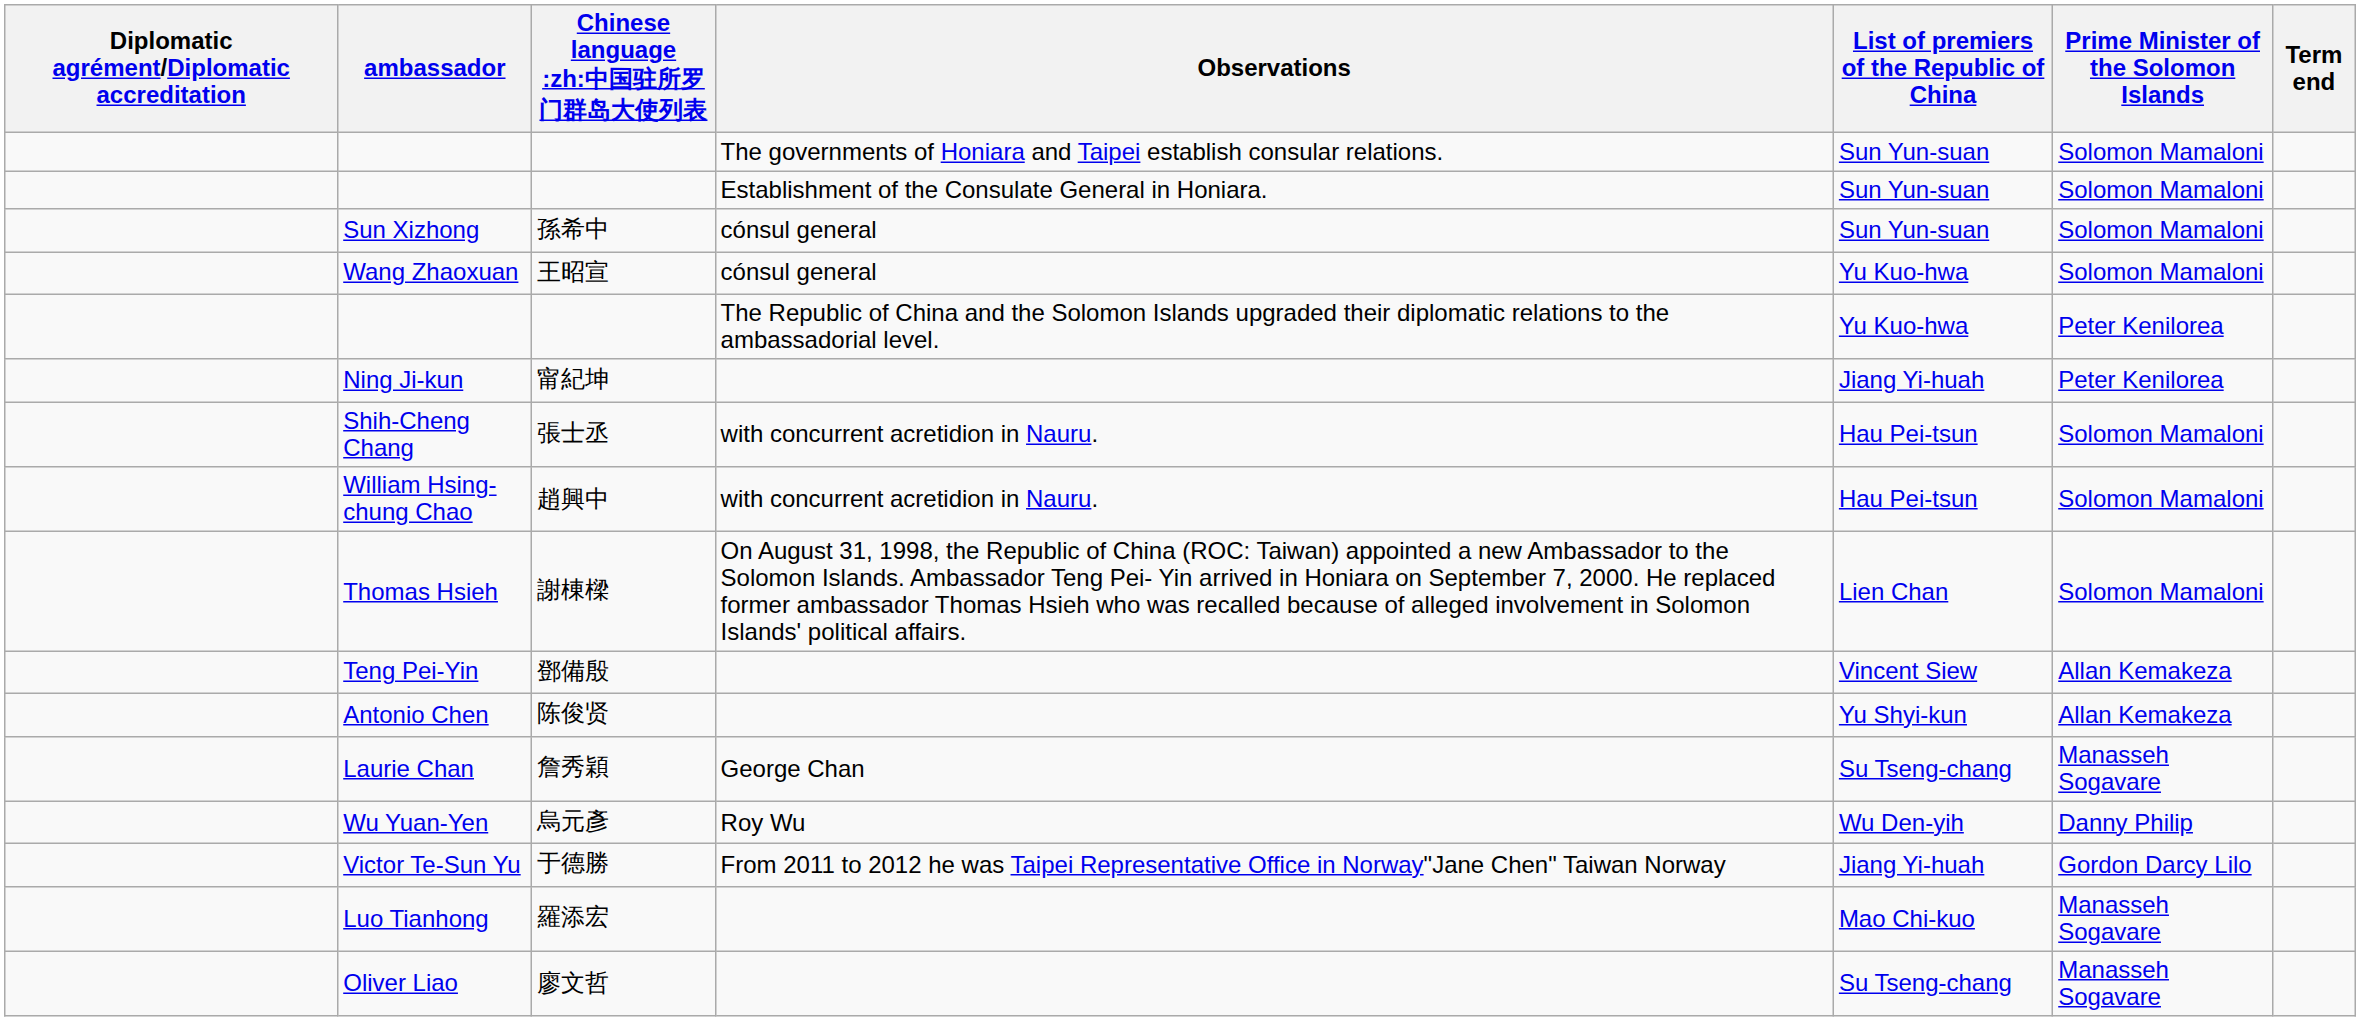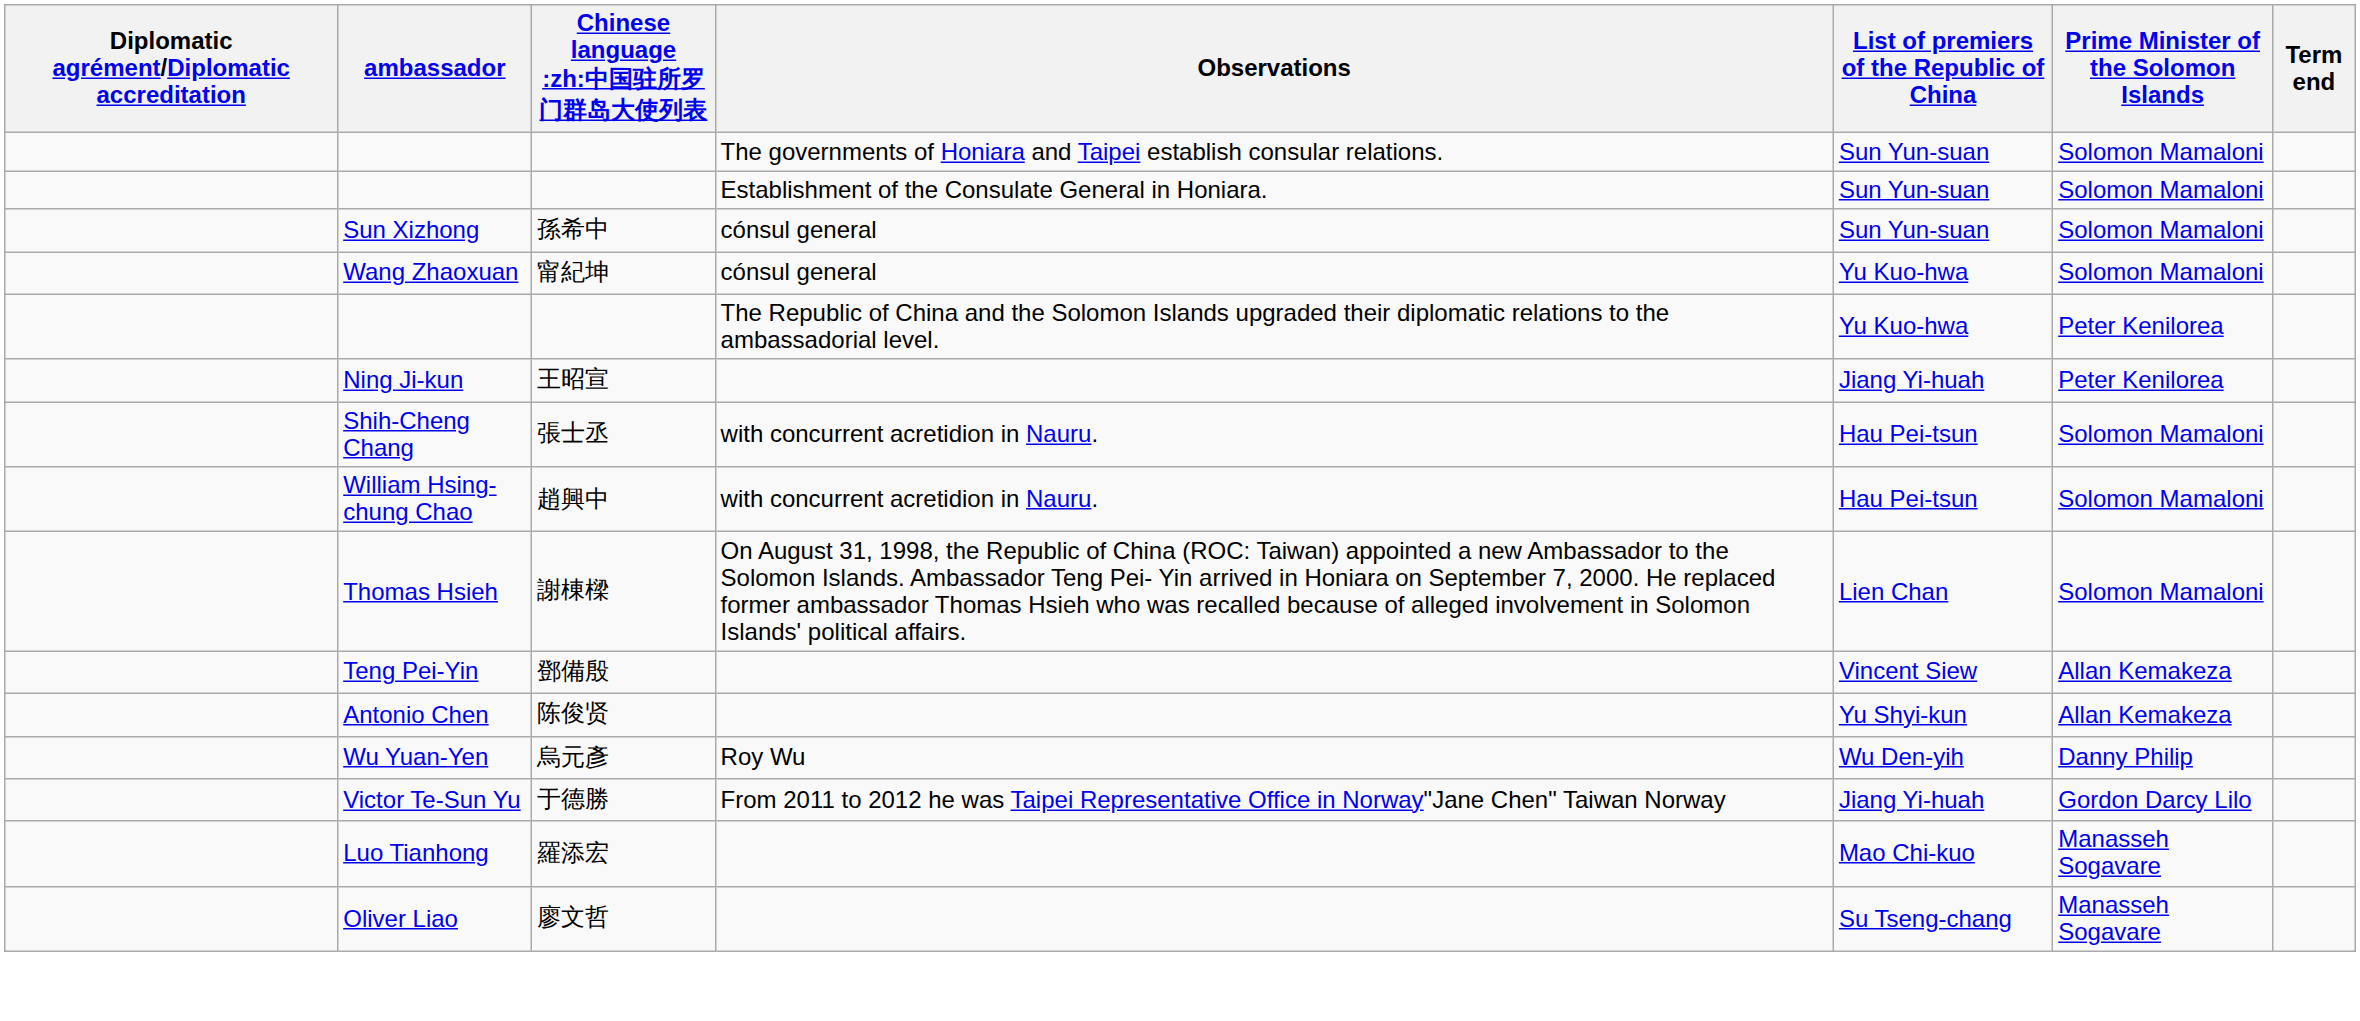(573, 271) 王昭宣 -> (573, 271) 甯紀坤
(573, 379) 甯紀坤 -> (573, 379) 王昭宣
- row: (409, 768)
